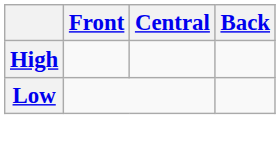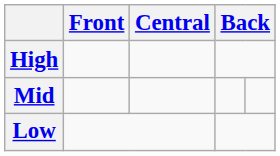+ row: (34, 95)
